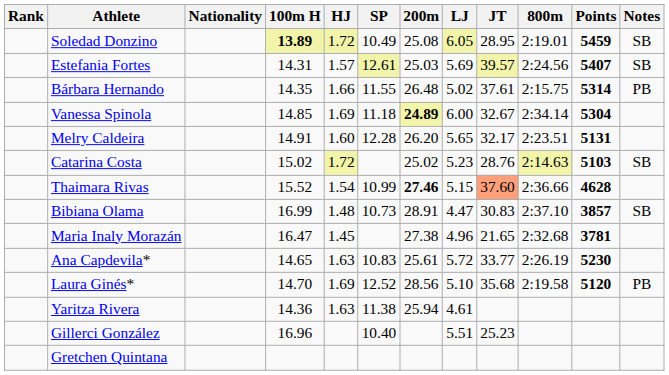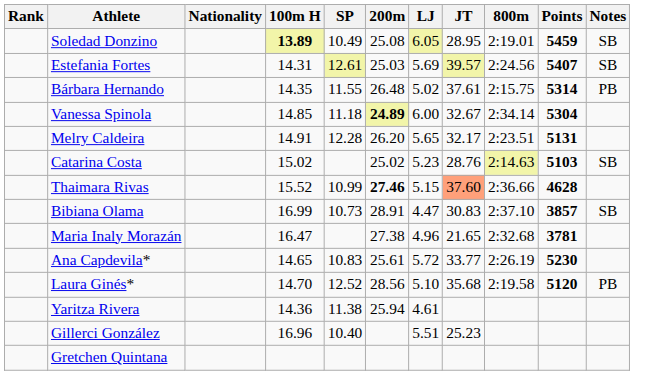- column: (341, 16)
